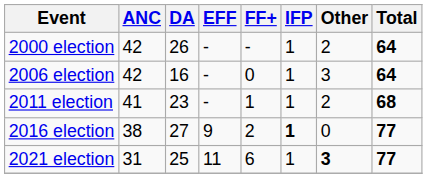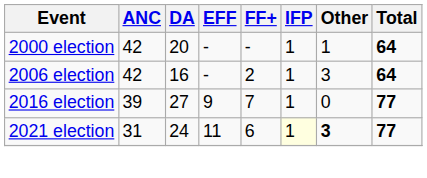(179, 46) 26 -> (179, 46) 20
(326, 46) 2 -> (326, 46) 1
(250, 74) 0 -> (250, 74) 2
- row: (61, 103)
(132, 131) 38 -> (132, 103) 39
(250, 131) 2 -> (250, 103) 7
(290, 131) bold -> (290, 103) normal
(179, 159) 25 -> (179, 131) 24
(290, 159) no background -> (290, 131) lightyellow background
